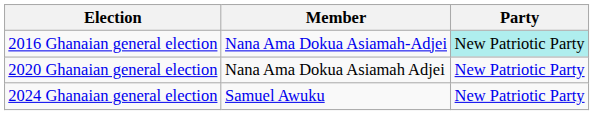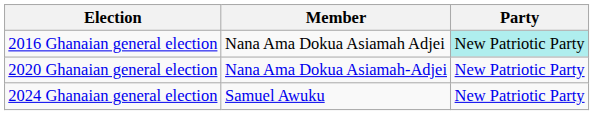(336, 43) Nana Ama Dokua Asiamah-Adjei -> (335, 43) Nana Ama Dokua Asiamah Adjei
(335, 69) Nana Ama Dokua Asiamah Adjei -> (336, 69) Nana Ama Dokua Asiamah-Adjei
